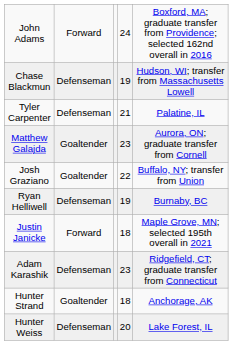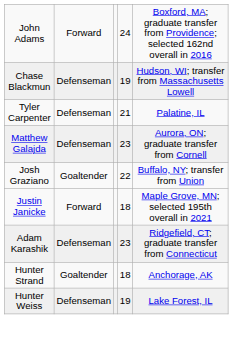(84, 144) Goaltender -> (84, 144) Defenseman
- row: (29, 201)
(125, 327) 20 -> (125, 301) 19
